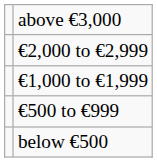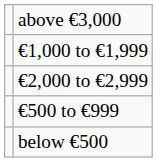rows swapped: (83, 50) <-> (83, 80)
